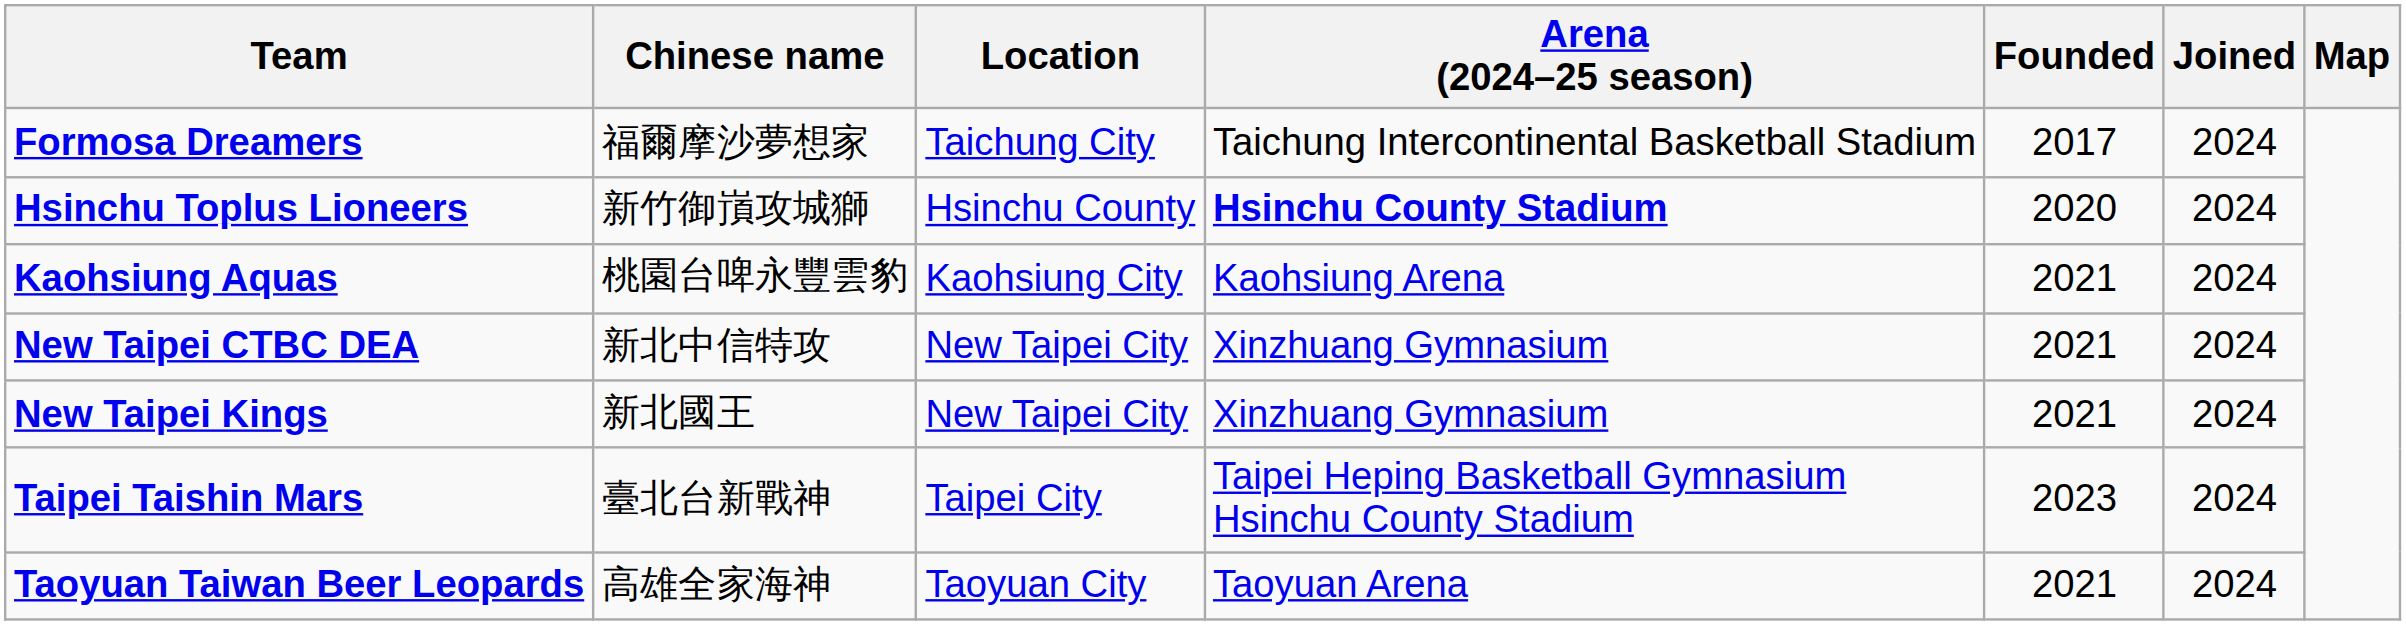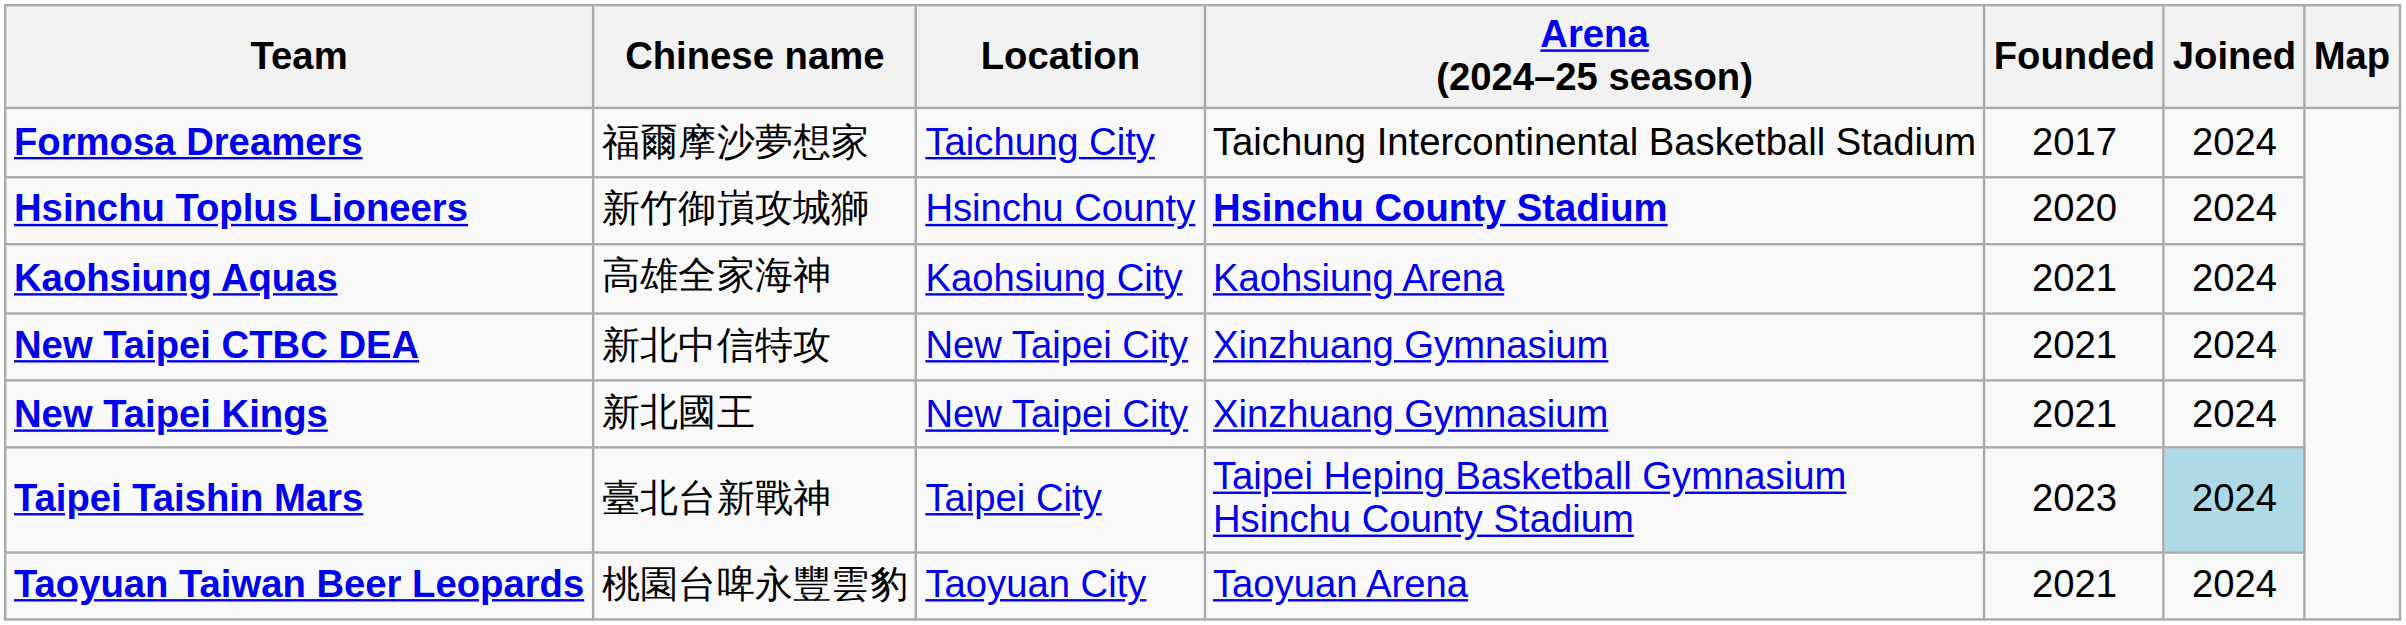(755, 276) 桃園台啤永豐雲豹 -> (717, 276) 高雄全家海神
(2234, 499) no background -> (2234, 499) lightblue background
(717, 583) 高雄全家海神 -> (755, 583) 桃園台啤永豐雲豹
